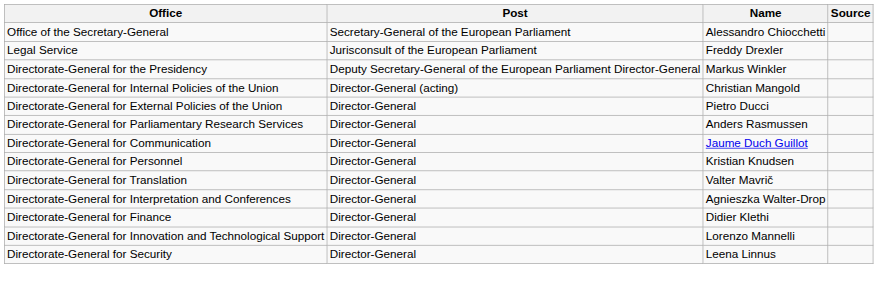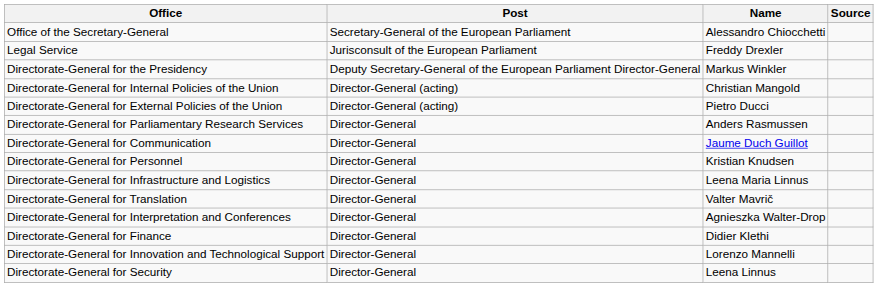(373, 106) Director-General -> (394, 106) Director-General (acting)
+ row: (139, 180)
